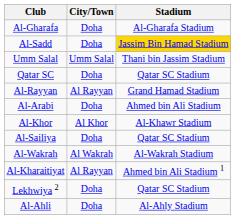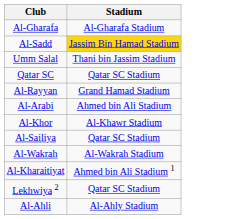- column: (91, 12)
